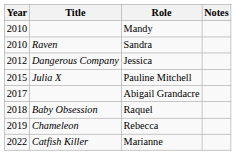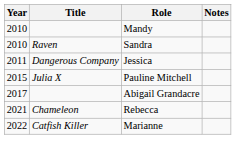(17, 61) 2012 -> (17, 61) 2011
- row: (138, 110)
(17, 126) 2019 -> (17, 110) 2021
